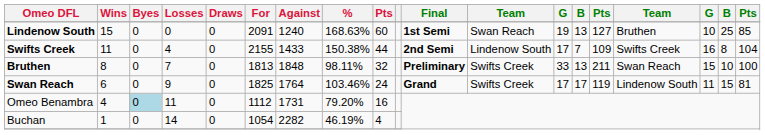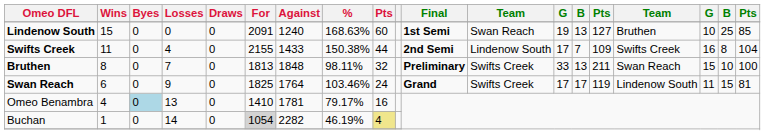(171, 102) 11 -> (171, 102) 13
(260, 102) 1112 -> (261, 102) 1410
(291, 102) 1731 -> (291, 102) 1781
(344, 102) 79.20% -> (344, 102) 79.17%
(261, 120) no background -> (261, 120) lightgrey background
(378, 120) no background -> (378, 120) khaki background
